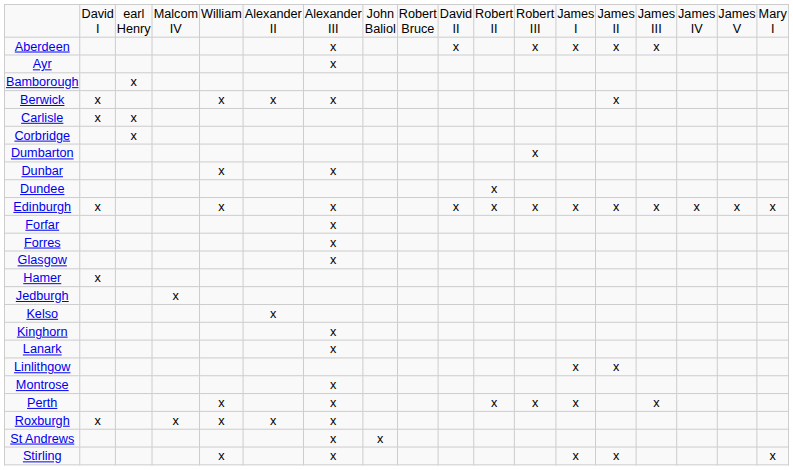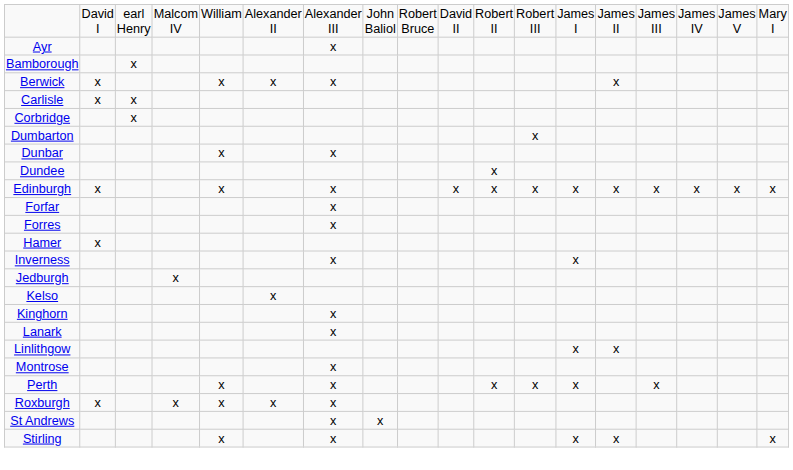- row: (42, 46)
- row: (42, 260)
+ row: (42, 260)
